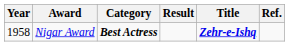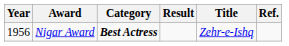(19, 31) 1958 -> (19, 31) 1956
(228, 31) bold -> (226, 31) normal
